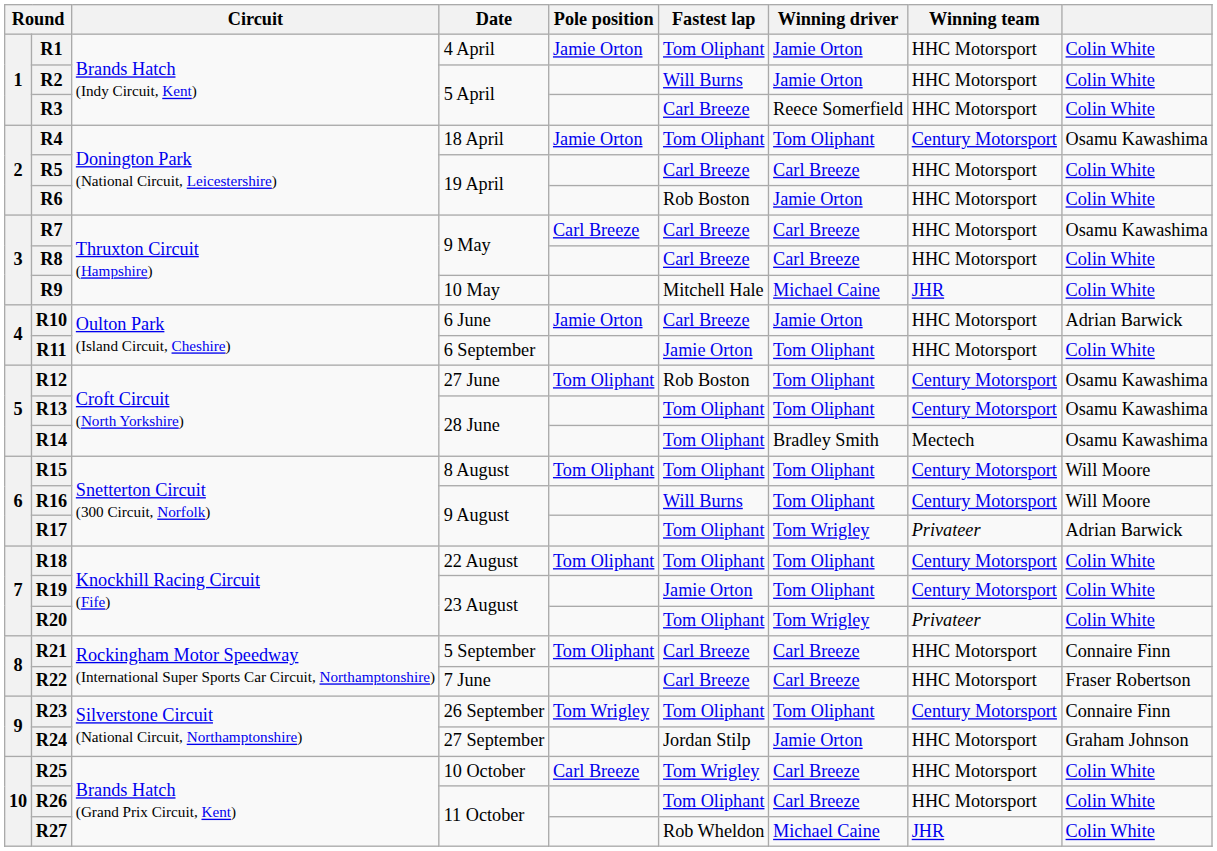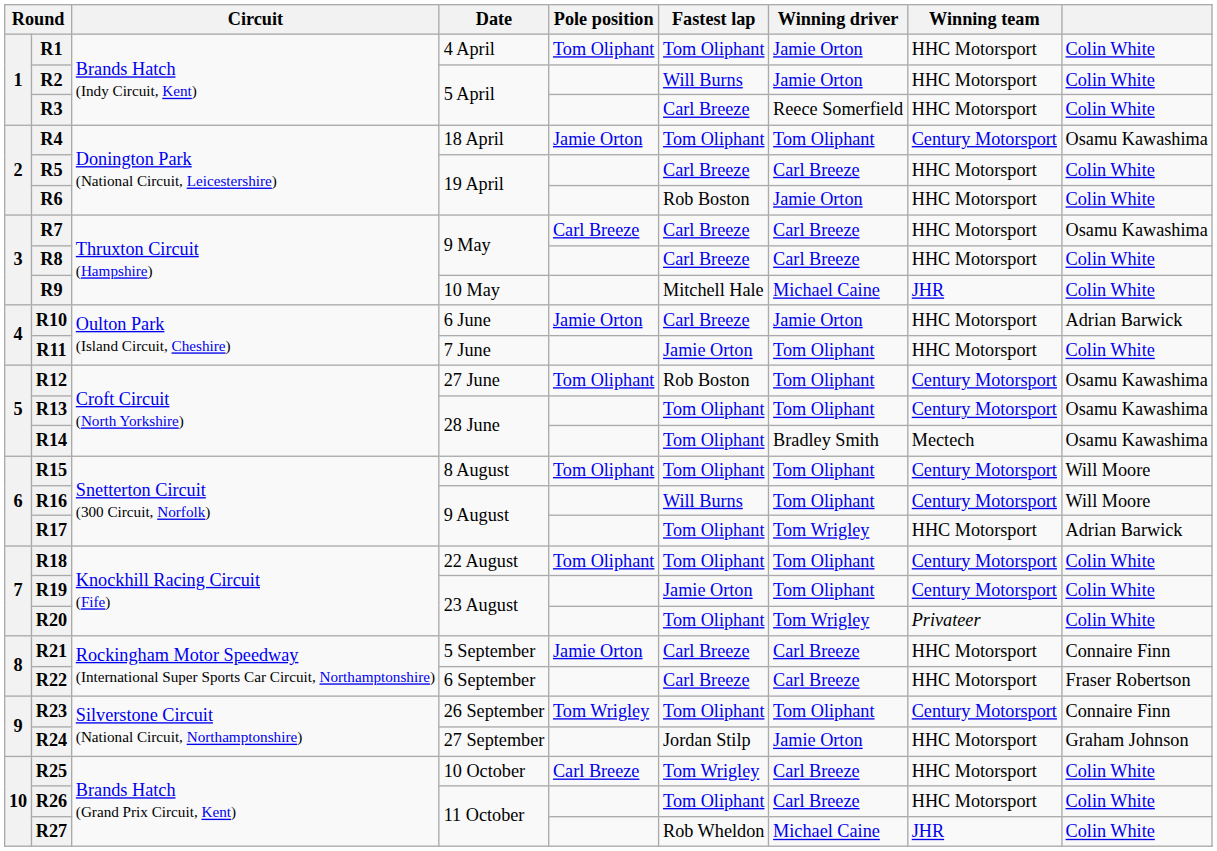(598, 49) Jamie Orton -> (604, 49) Tom Oliphant
(489, 349) 6 September -> (467, 349) 7 June
(946, 530) Privateer -> (974, 530) HHC Motorsport
(604, 650) Tom Oliphant -> (598, 650) Jamie Orton
(467, 680) 7 June -> (489, 680) 6 September
